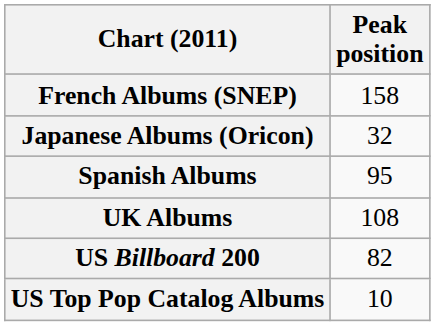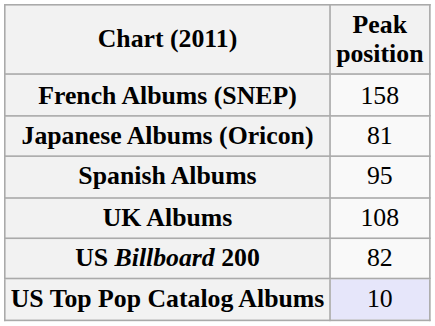(380, 135) 32 -> (380, 135) 81
(380, 299) no background -> (380, 299) lavender background
